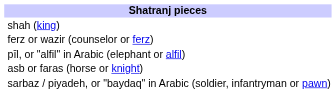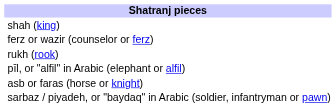+ row: (33, 54)
